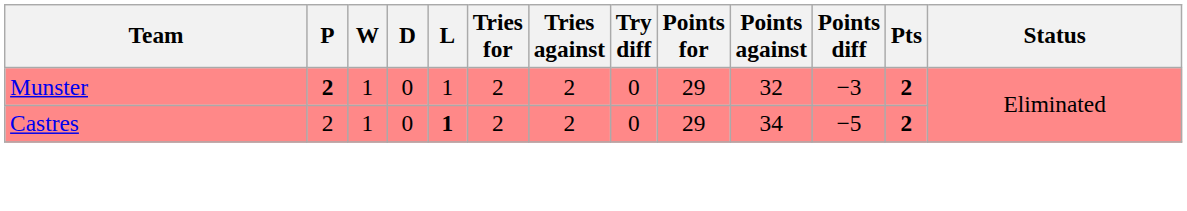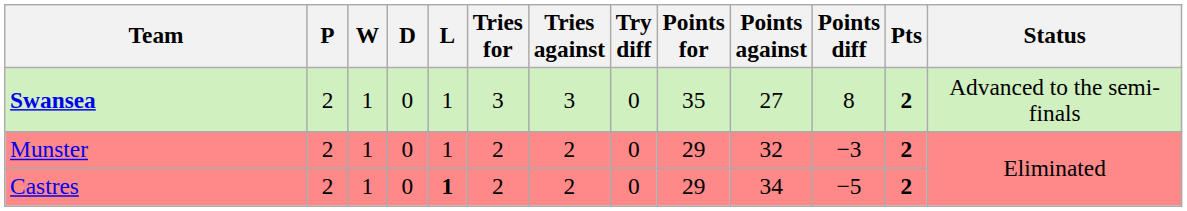+ row: (53, 99)
(327, 86) bold -> (327, 149) normal
